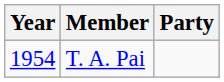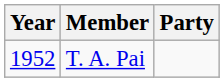(33, 58) 1954 -> (33, 58) 1952
